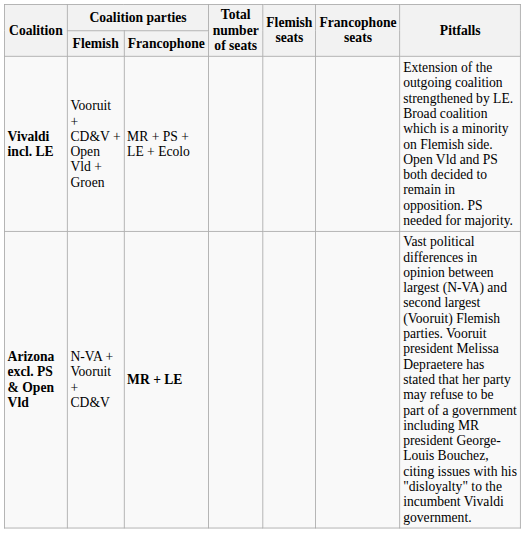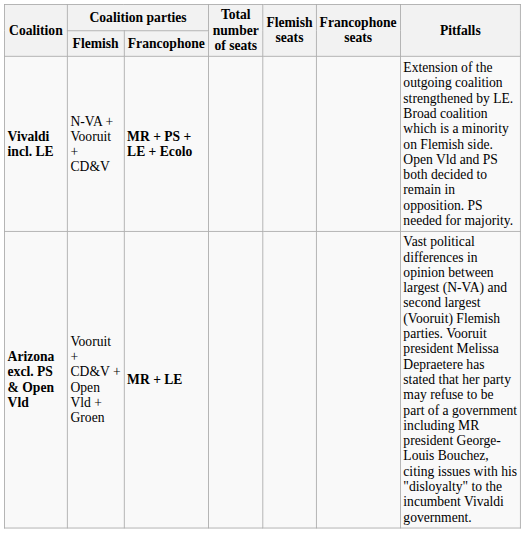(96, 143) Vooruit + CD&V + Open Vld + Groen -> (92, 143) N-VA + Vooruit + CD&V
(158, 143) normal -> (160, 143) bold
(92, 379) N-VA + Vooruit + CD&V -> (96, 379) Vooruit + CD&V + Open Vld + Groen
